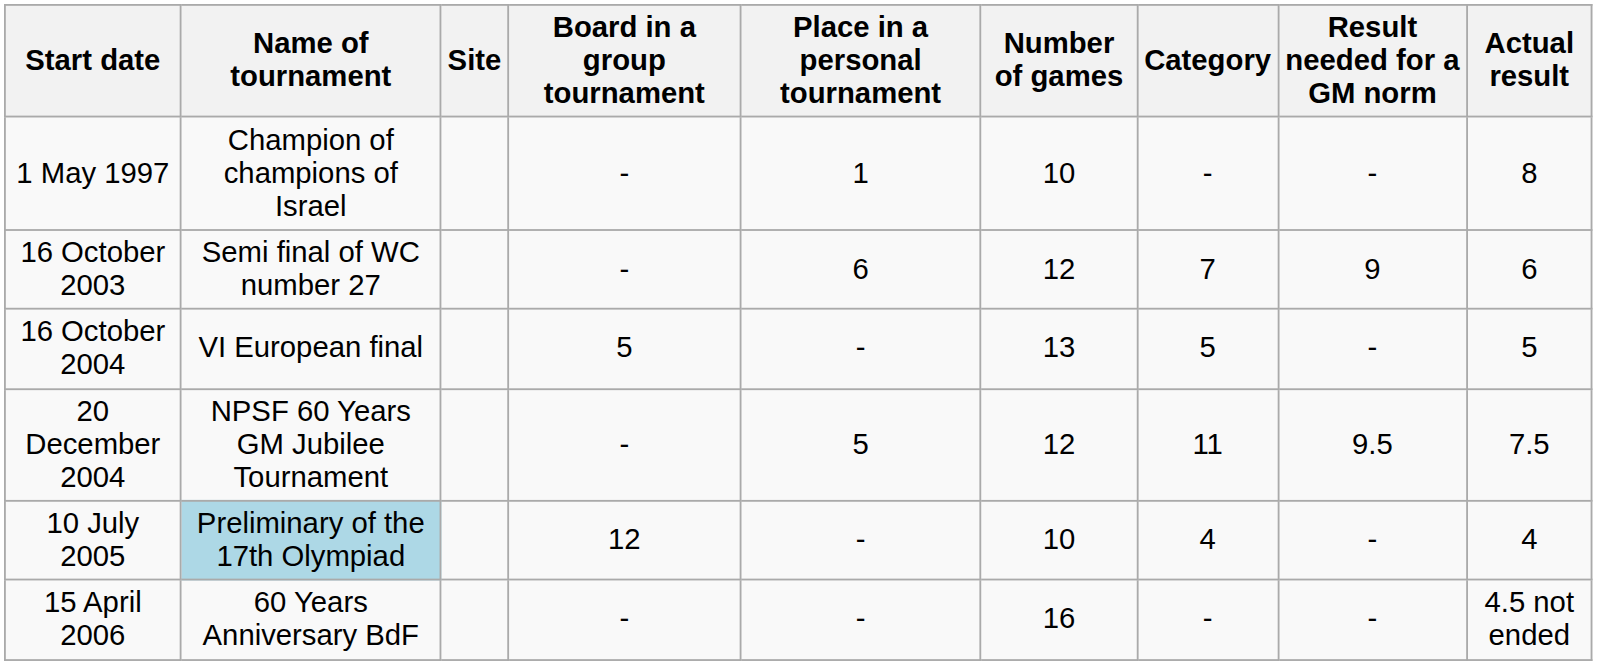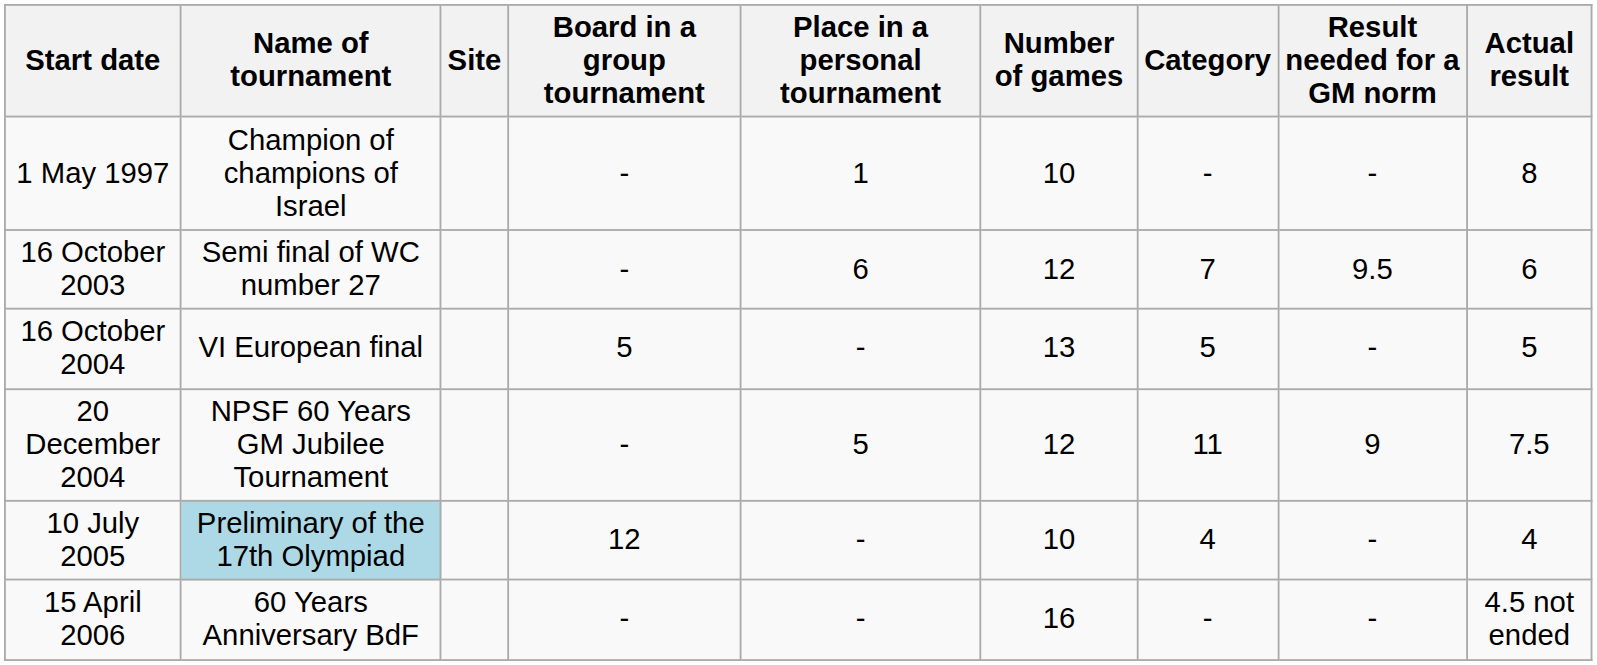(1372, 268) 9 -> (1372, 268) 9.5
(1372, 444) 9.5 -> (1372, 444) 9
